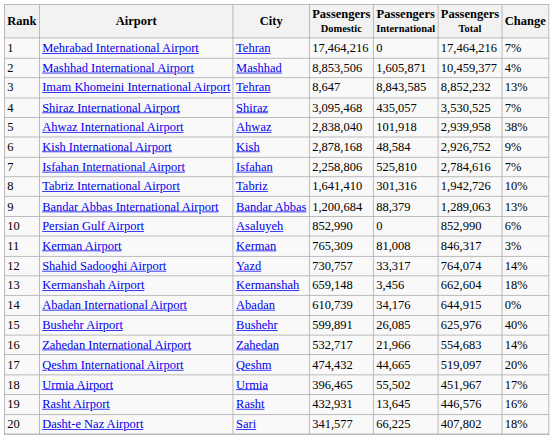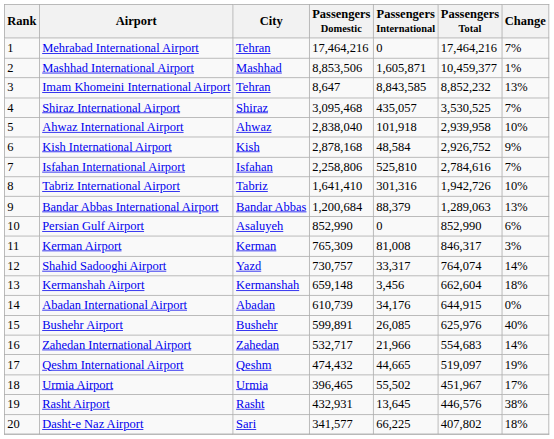(513, 68) 4% -> (513, 68) 1%
(516, 127) 38% -> (516, 127) 10%
(516, 364) 20% -> (516, 364) 19%
(516, 404) 16% -> (516, 404) 38%
